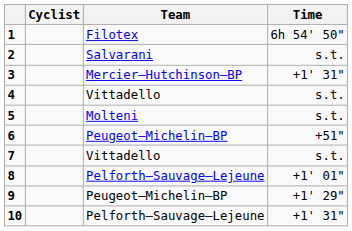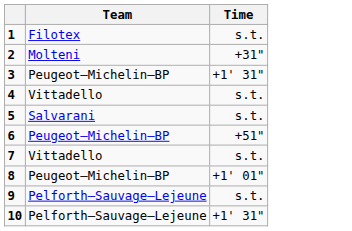- column: (54, 15)
(308, 35) 6h 54' 50" -> (250, 35) s.t.
(120, 55) Salvarani -> (54, 55) Molteni
(330, 55) s.t. -> (250, 55) +31"
(164, 75) Mercier–Hutchinson–BP -> (99, 75) Peugeot–Michelin–BP
(112, 115) Molteni -> (62, 115) Salvarani
(175, 176) Pelforth–Sauvage–Lejeune -> (99, 176) Peugeot–Michelin–BP
(157, 196) Peugeot–Michelin–BP -> (117, 196) Pelforth–Sauvage–Lejeune
(319, 196) +1' 29" -> (250, 196) s.t.
